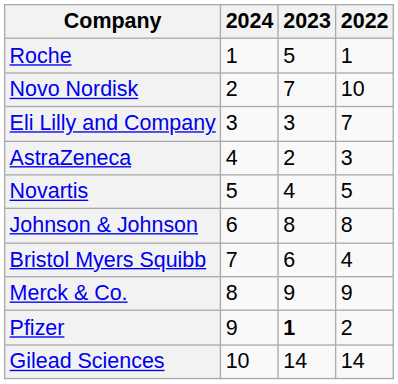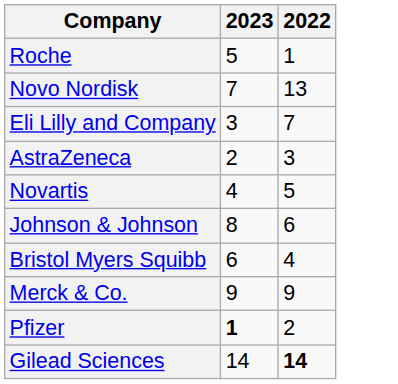- column: (250, 21)
(353, 89) 10 -> (295, 89) 13
(347, 225) 8 -> (289, 225) 6
(353, 361) normal -> (295, 361) bold
